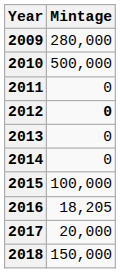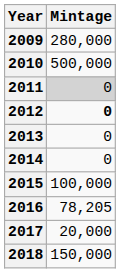(108, 88) no background -> (108, 88) lightgrey background
(86, 208) 18,205 -> (86, 208) 78,205
